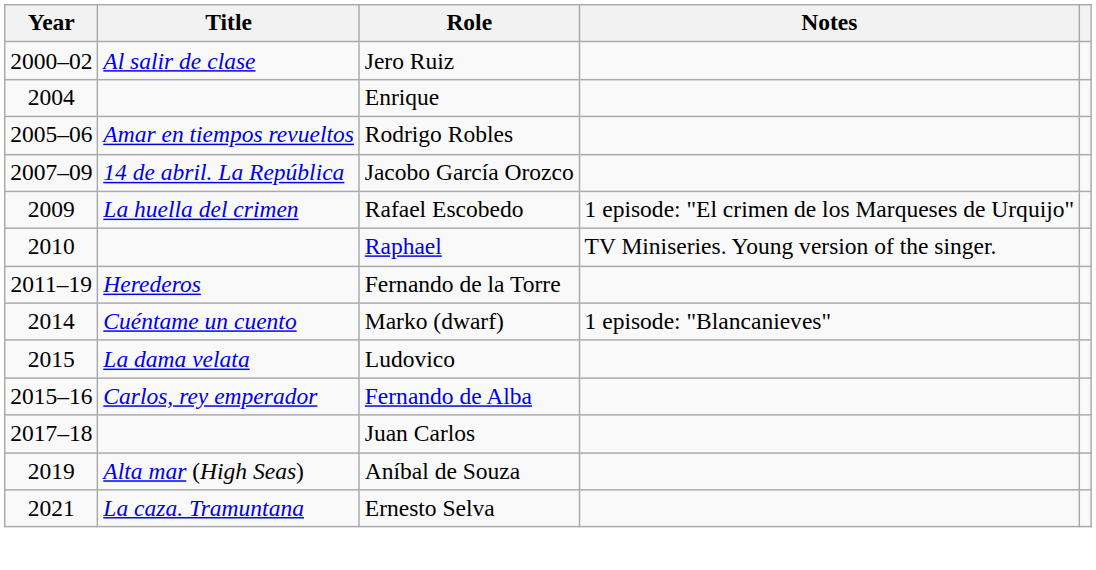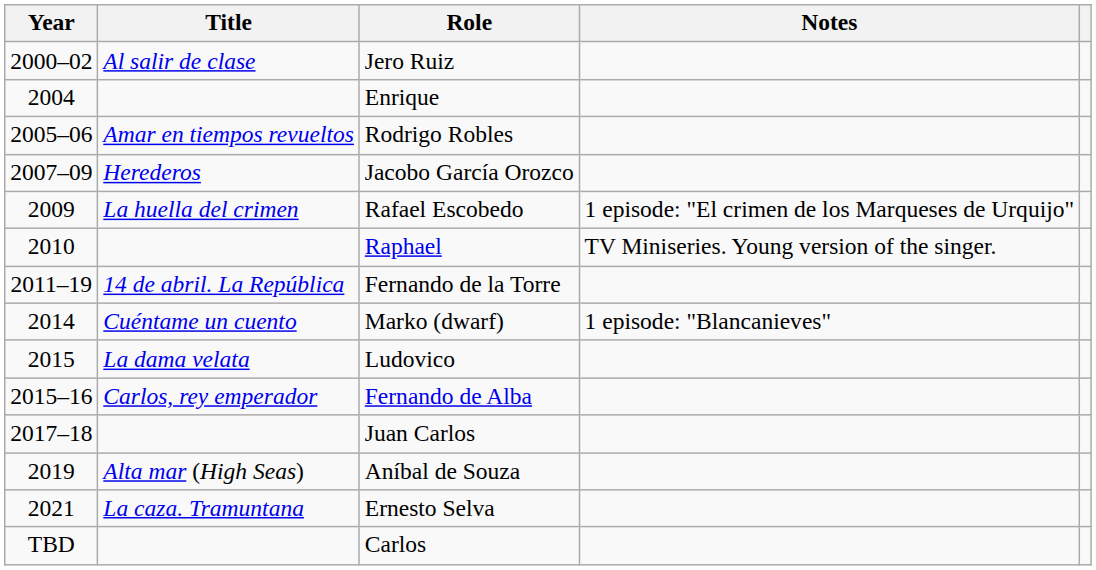(224, 172) 14 de abril. La República -> (152, 172) Herederos
(152, 284) Herederos -> (224, 284) 14 de abril. La República
+ row: (395, 545)
